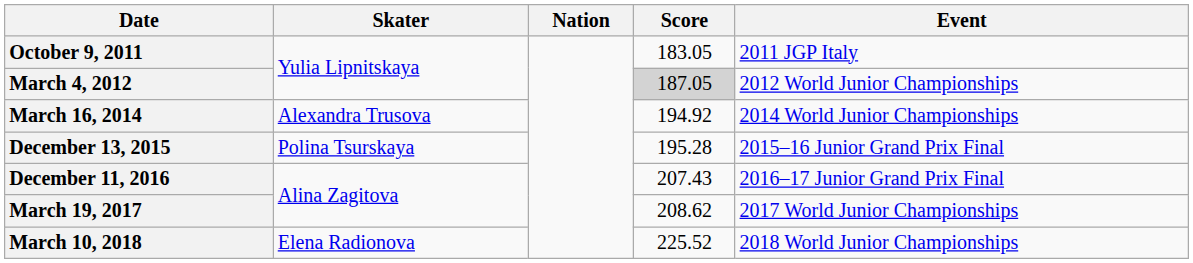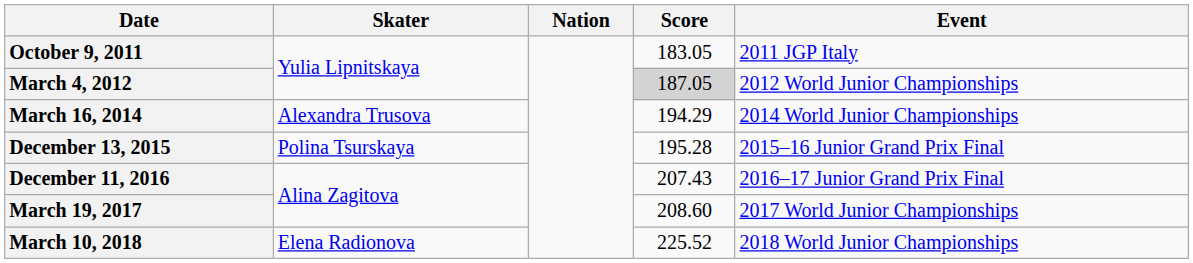(684, 115) 194.92 -> (684, 115) 194.29
(684, 210) 208.62 -> (684, 210) 208.60
